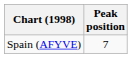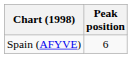(106, 44) 7 -> (106, 44) 6
